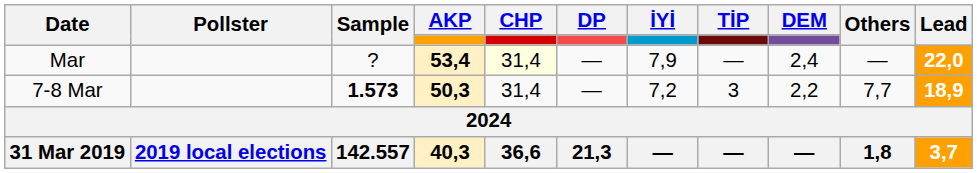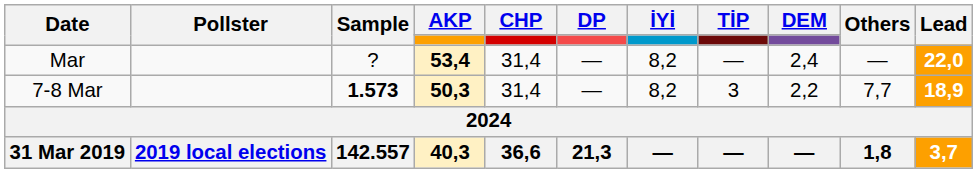(521, 59) lightyellow background -> (521, 59) no background
(663, 59) 7,9 -> (663, 59) 8,2
(663, 90) 7,2 -> (663, 90) 8,2
